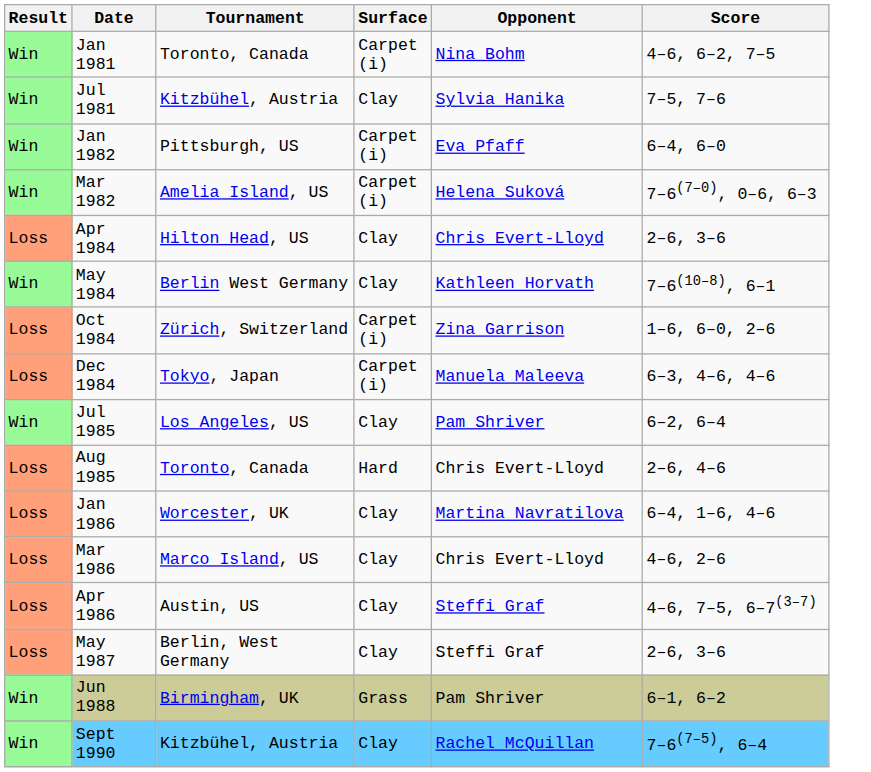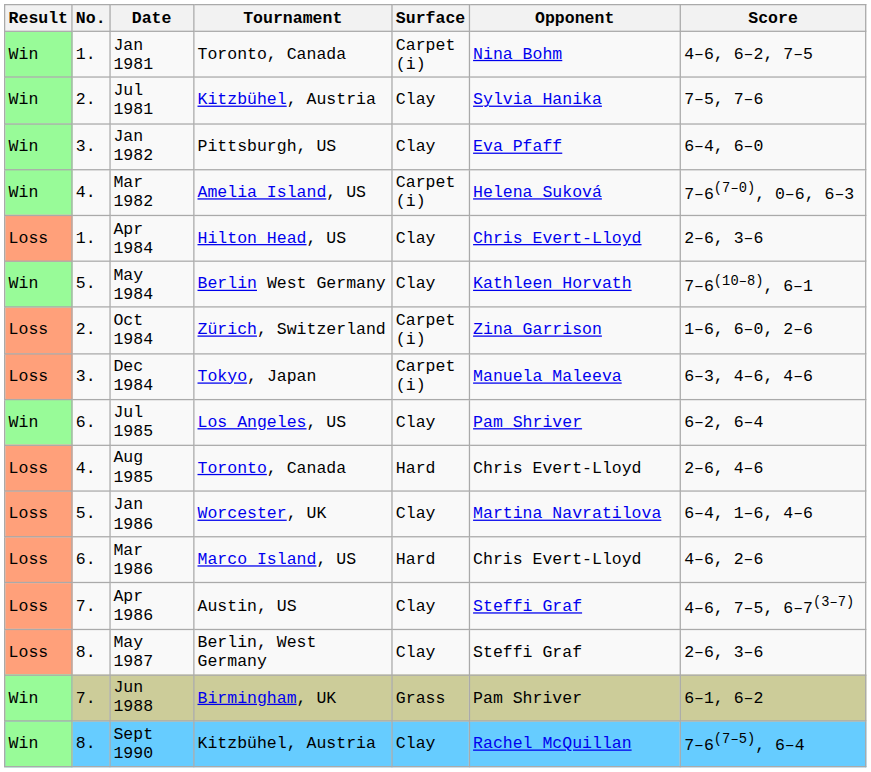+ column: (91, 18)
(388, 146) Carpet (i) -> (416, 146) Clay
(378, 560) Clay -> (416, 560) Hard
